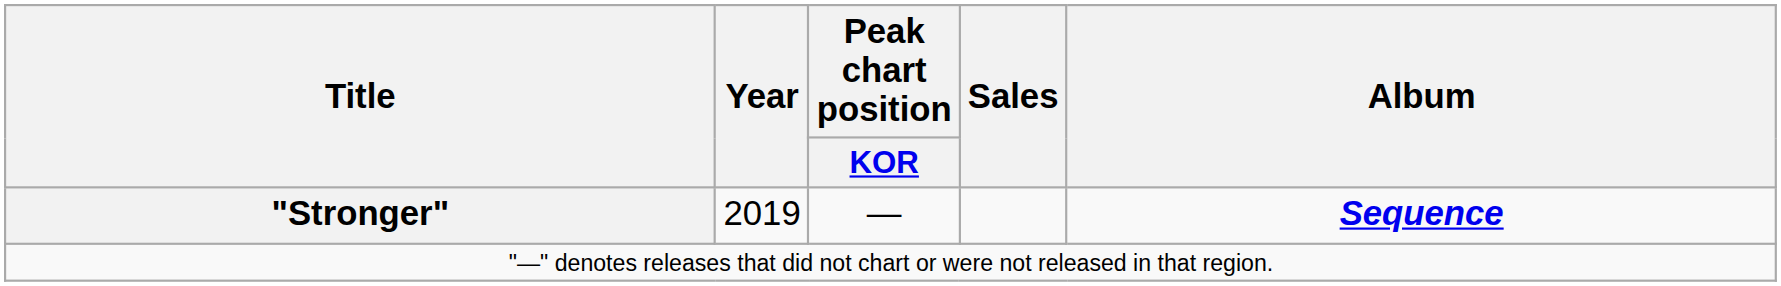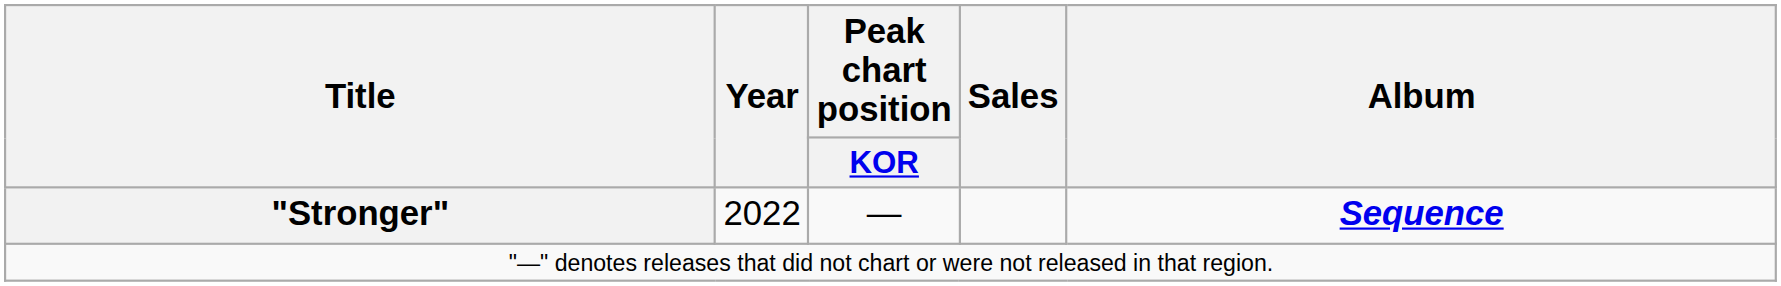(762, 214) 2019 -> (762, 214) 2022
